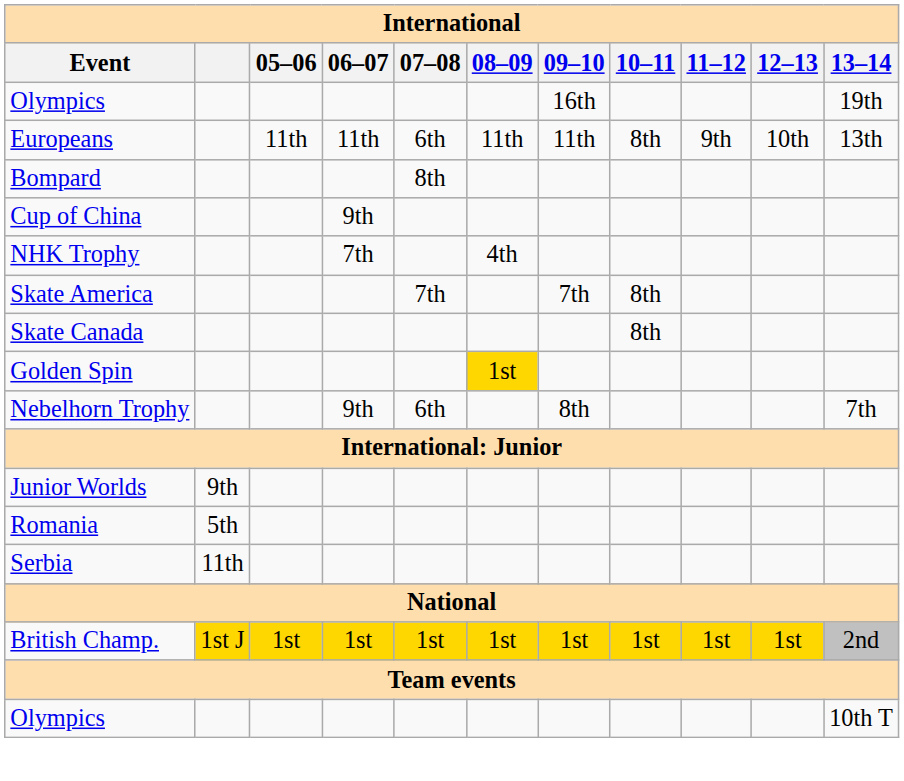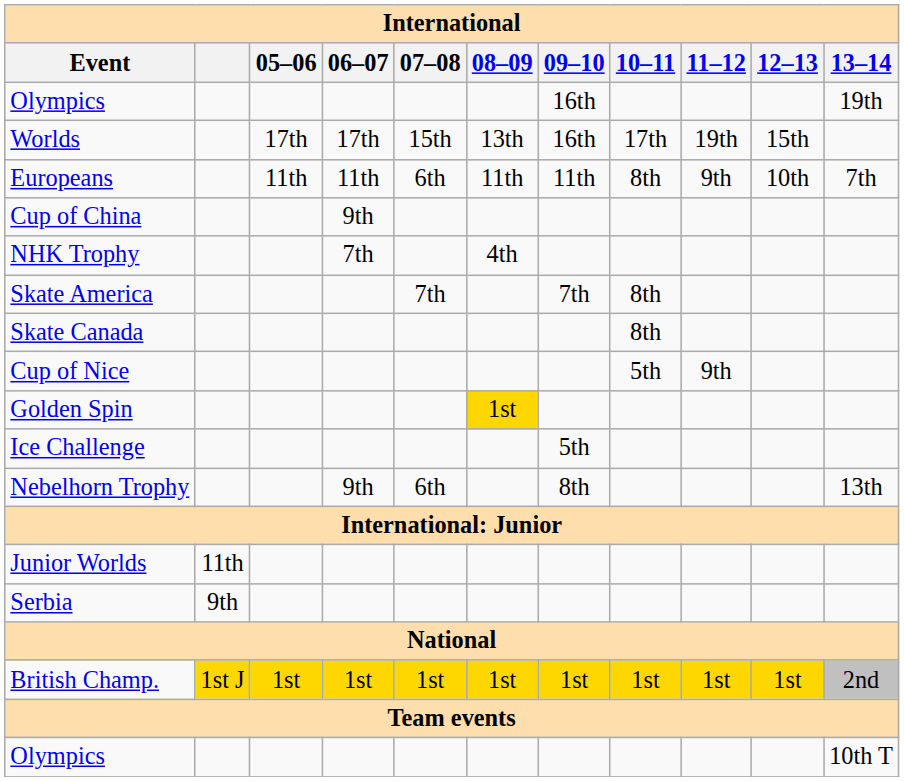+ row: (45, 139)
(861, 139) 13th -> (861, 178) 7th
- row: (56, 178)
+ row: (70, 370)
+ row: (78, 448)
(861, 409) 7th -> (861, 486) 13th
(223, 486) 9th -> (223, 563) 11th
- row: (54, 525)
(223, 563) 11th -> (223, 602) 9th
